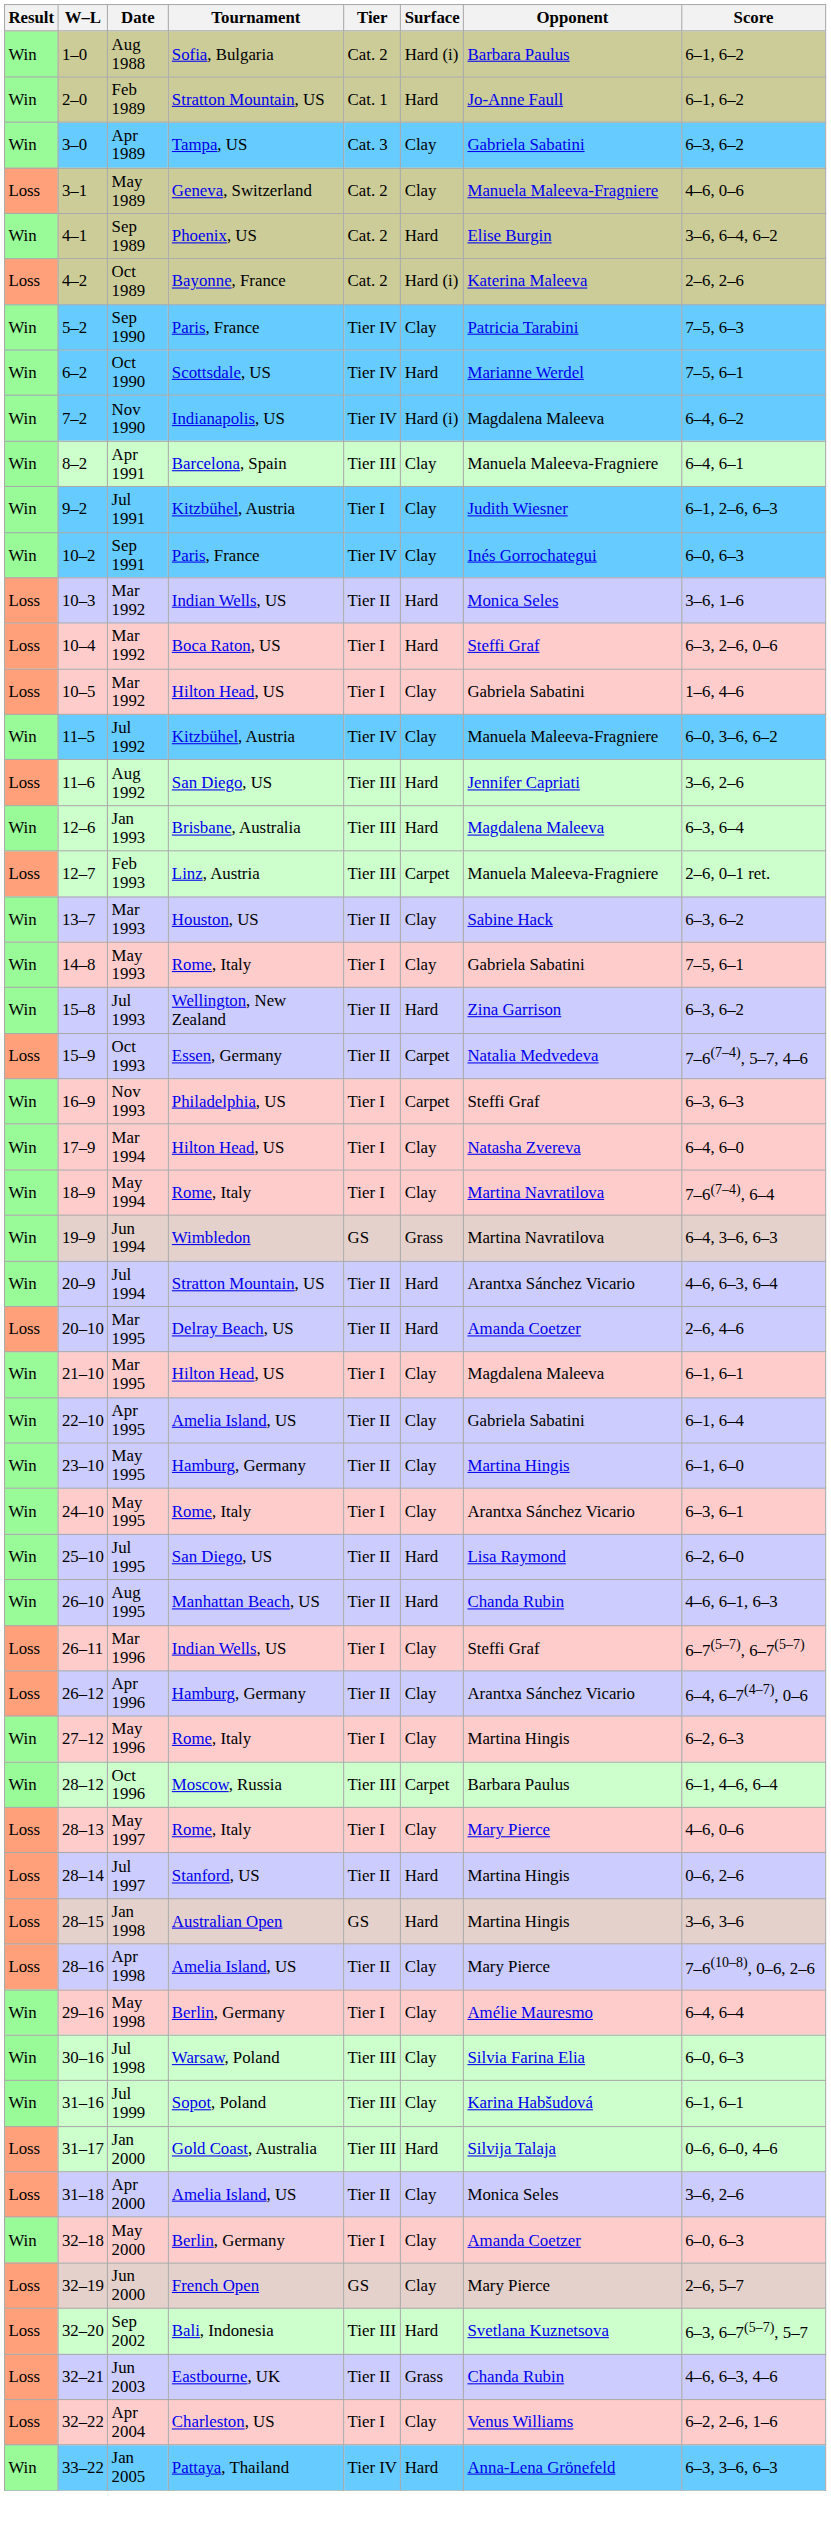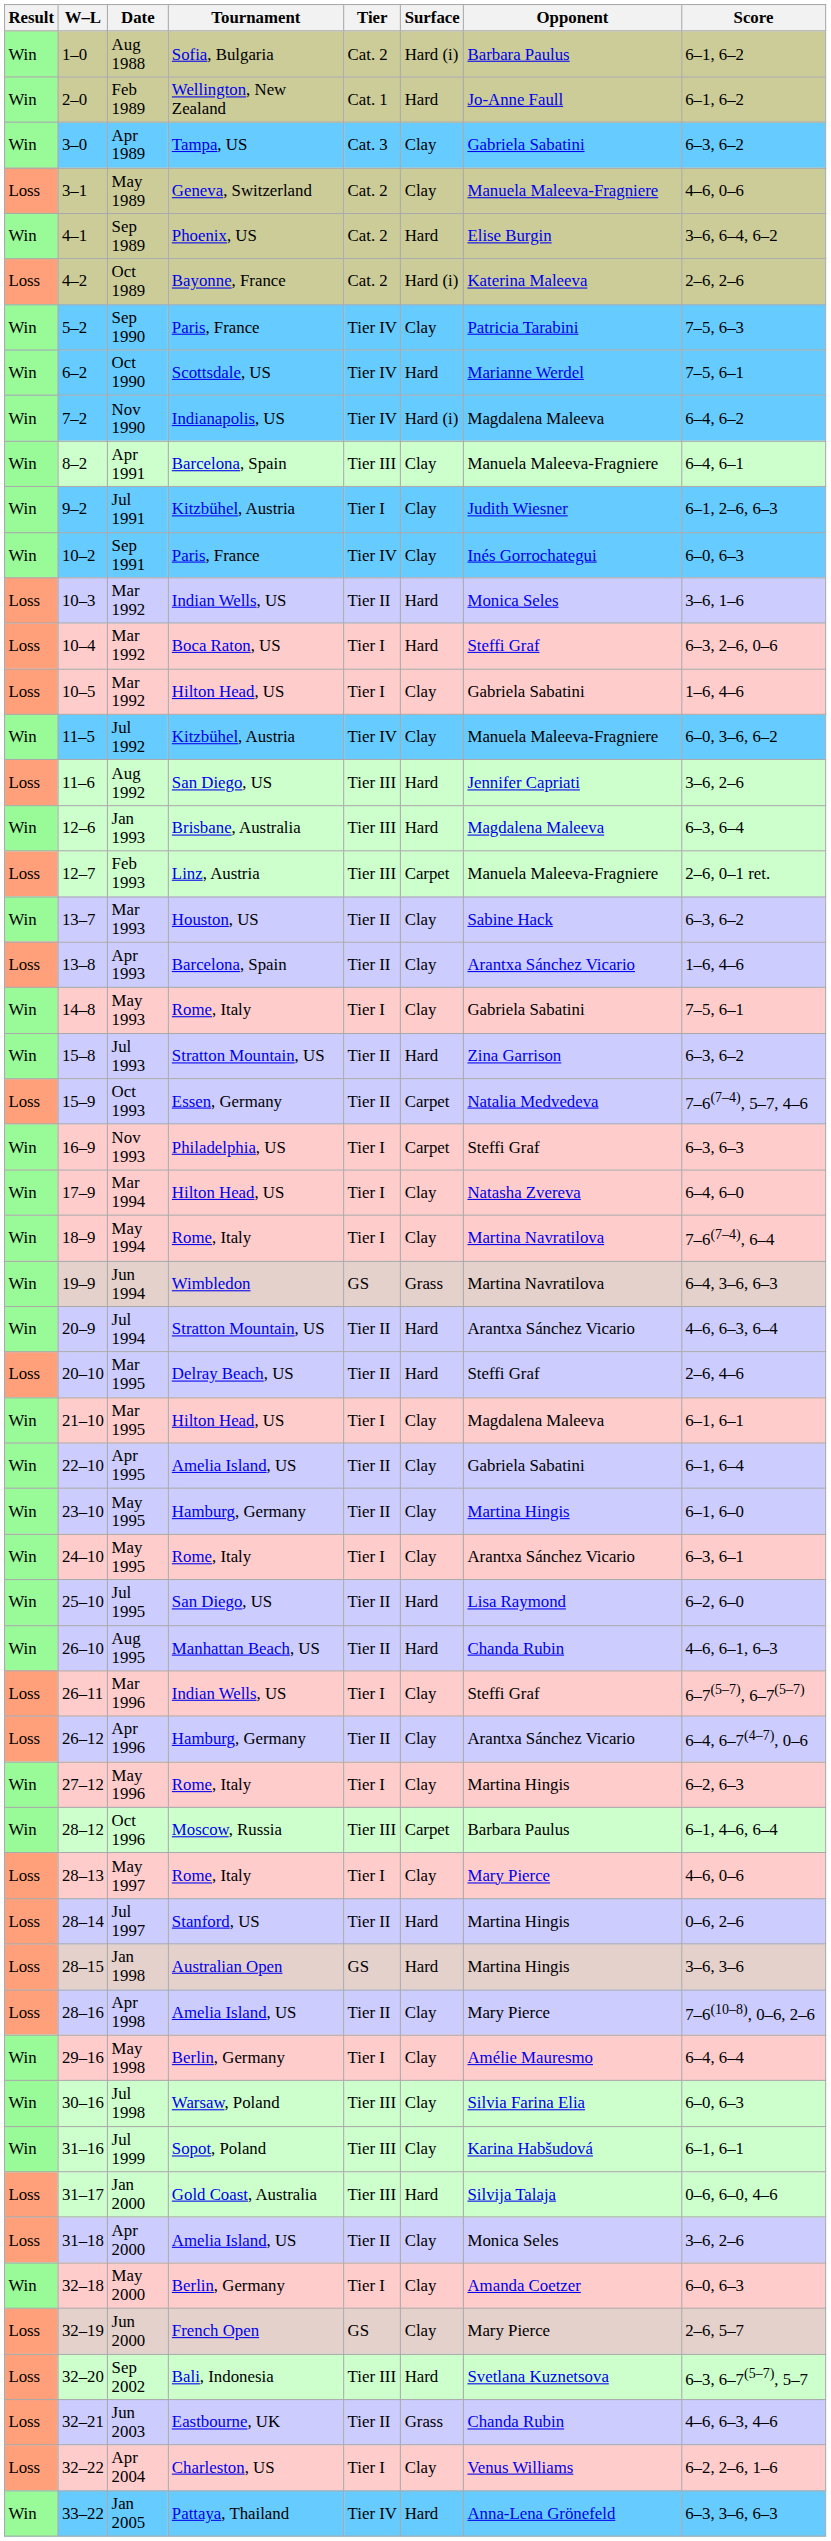(248, 99) Stratton Mountain, US -> (229, 99) Wellington, New Zealand
+ row: (79, 964)
(229, 1010) Wellington, New Zealand -> (248, 1055) Stratton Mountain, US
(524, 1329) Amanda Coetzer -> (503, 1374) Steffi Graf
